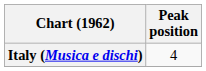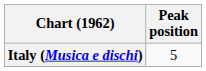(174, 54) 4 -> (174, 54) 5
